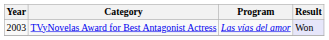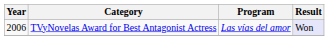(16, 27) 2003 -> (16, 27) 2006
